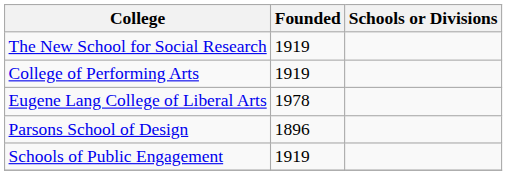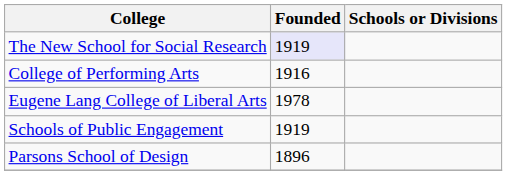(292, 45) no background -> (292, 45) lavender background
(292, 73) 1919 -> (292, 73) 1916
rows swapped: (98, 128) <-> (116, 156)
